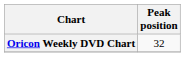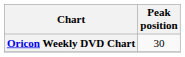(159, 43) 32 -> (159, 43) 30
